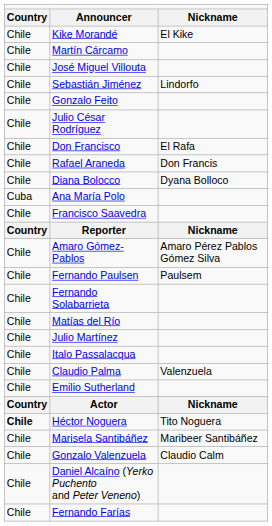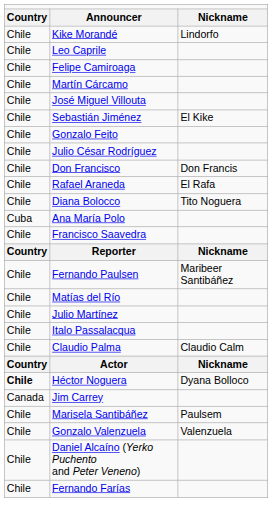(177, 34) El Kike -> (200, 34) Lindorfo
+ row: (79, 51)
+ row: (94, 67)
(179, 84) Lindorfo -> (197, 118) El Kike
(178, 146) El Rafa -> (209, 168) Don Francis
(189, 163) Don Francis -> (198, 185) El Rafa
(194, 180) Dyana Bolloco -> (211, 201) Tito Noguera
- row: (88, 253)
(181, 275) Paulsem -> (207, 274) Maribeer Santibáñez
- row: (81, 298)
(186, 371) Valenzuela -> (212, 347) Claudio Calm
- row: (93, 388)
(191, 421) Tito Noguera -> (215, 381) Dyana Bolloco
+ row: (78, 398)
(209, 438) Maribeer Santibáñez -> (201, 414) Paulsem
(192, 455) Claudio Calm -> (206, 431) Valenzuela
